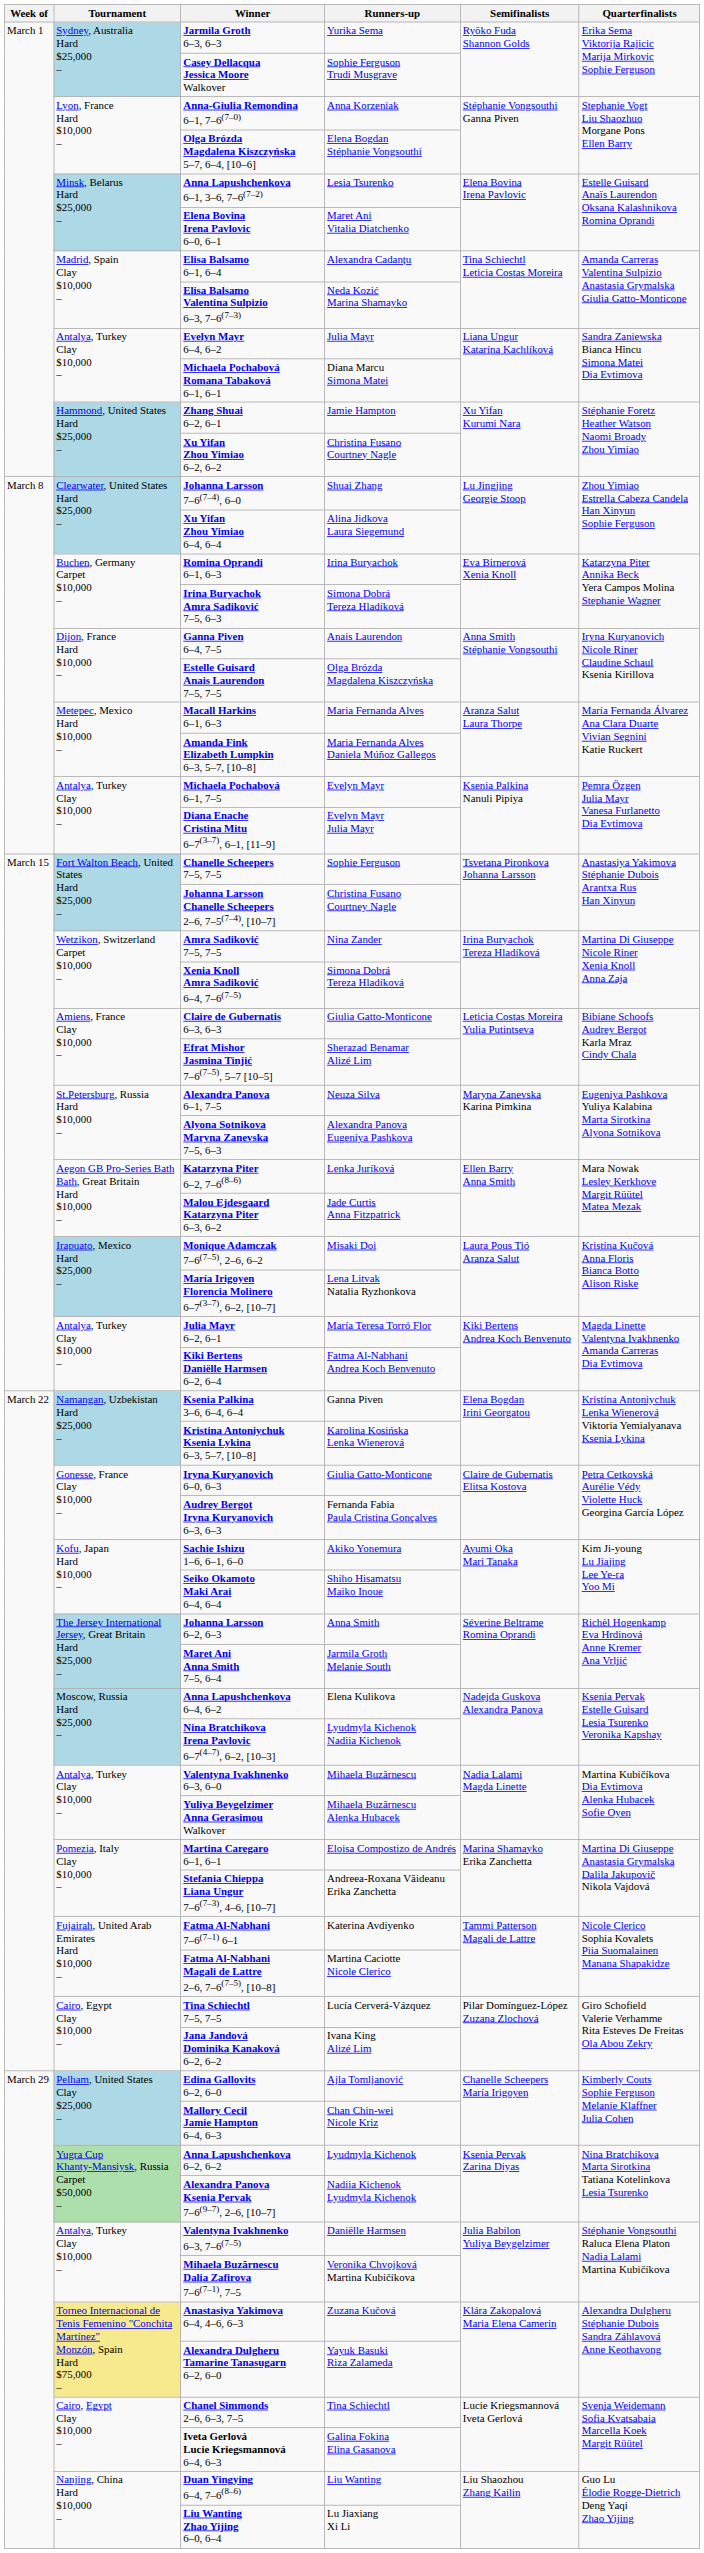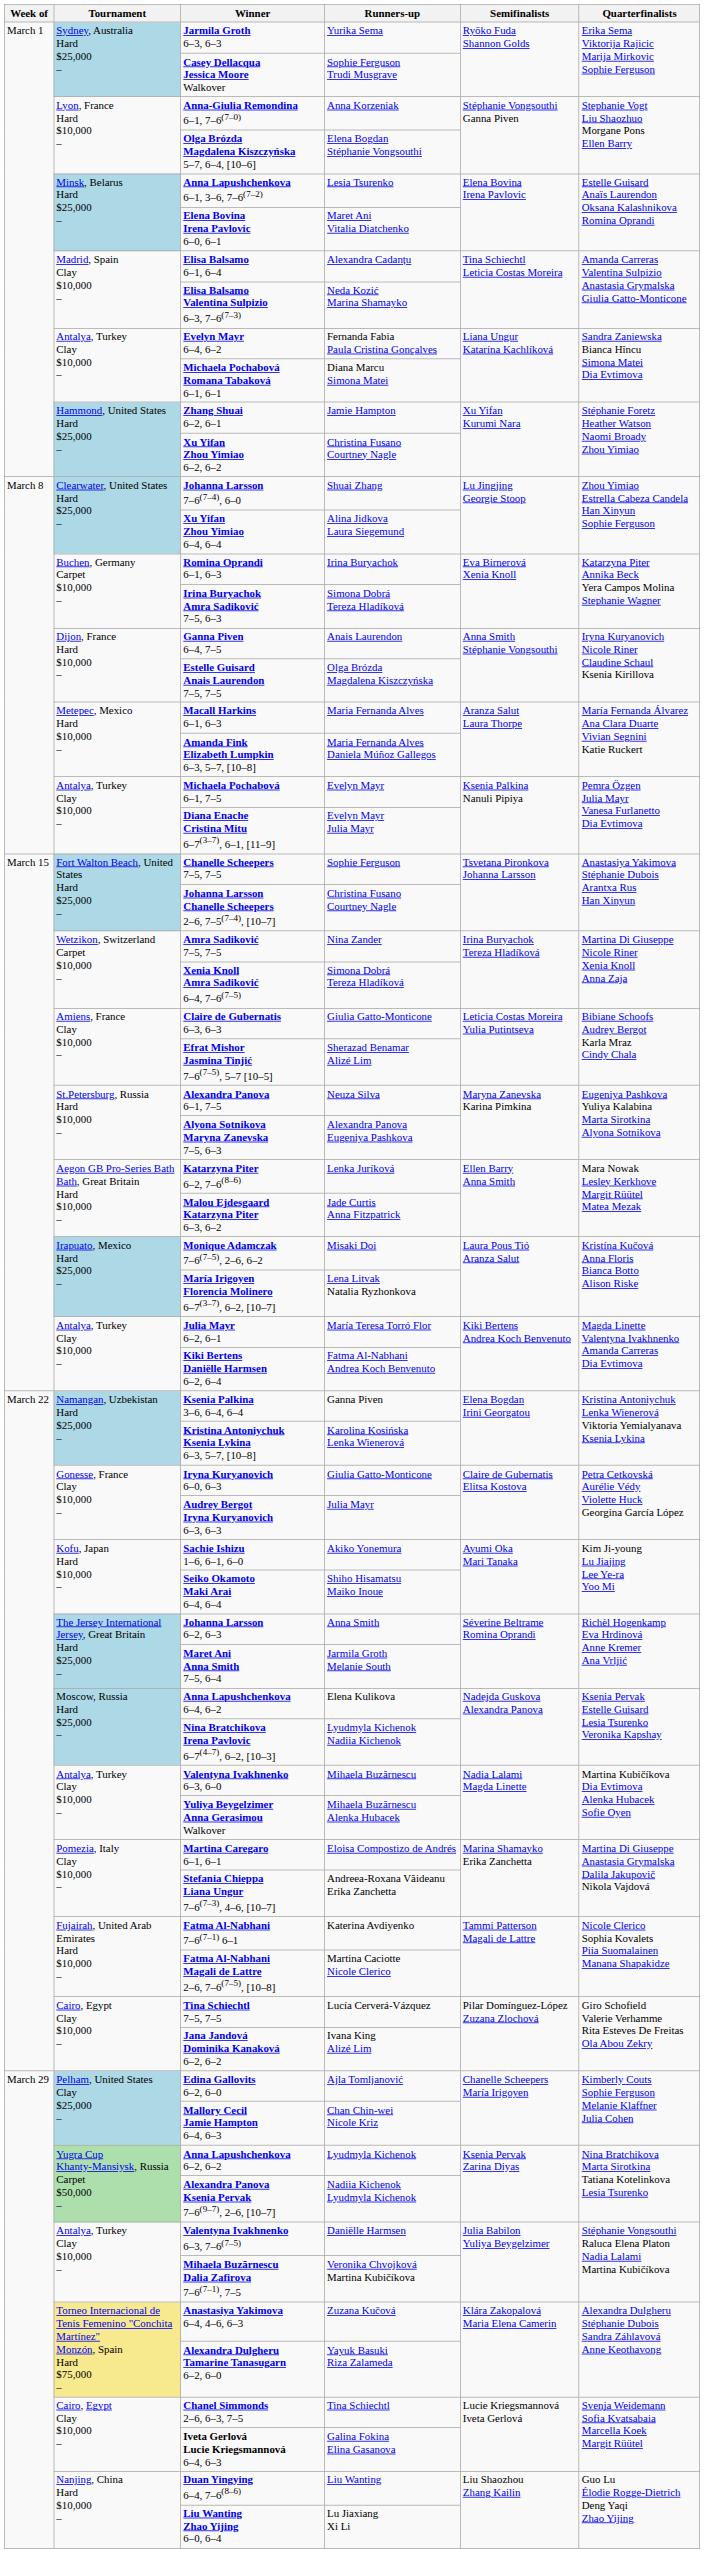(350, 336) Julia Mayr -> (382, 343) Fernanda Fabia Paula Cristina Gonçalves
(382, 1510) Fernanda Fabia Paula Cristina Gonçalves -> (350, 1504) Julia Mayr
